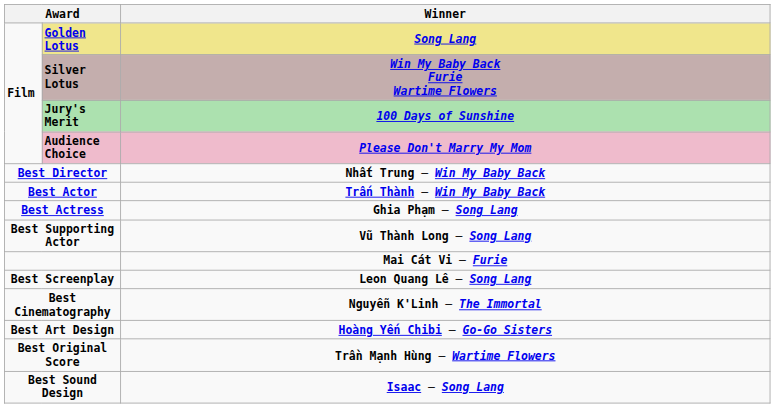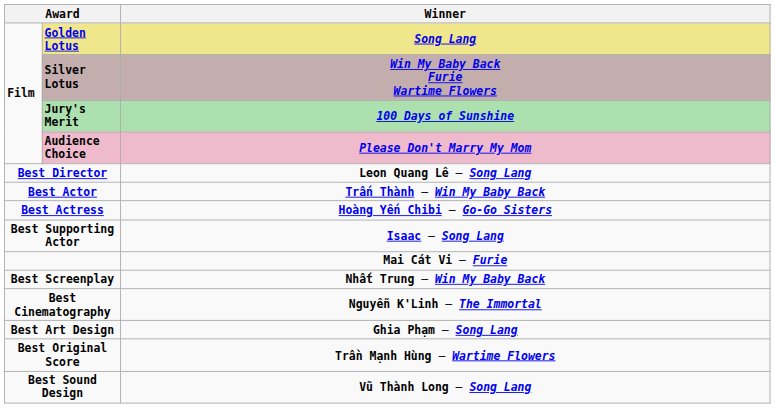(445, 173) Nhất Trung – Win My Baby Back -> (445, 173) Leon Quang Lê – Song Lang
(445, 210) Ghia Phạm – Song Lang -> (445, 210) Hoàng Yến Chibi – Go-Go Sisters
(445, 236) Vũ Thành Long – Song Lang -> (445, 236) Isaac – Song Lang
(445, 279) Leon Quang Lê – Song Lang -> (445, 279) Nhất Trung – Win My Baby Back
(445, 330) Hoàng Yến Chibi – Go-Go Sisters -> (445, 330) Ghia Phạm – Song Lang
(445, 387) Isaac – Song Lang -> (445, 387) Vũ Thành Long – Song Lang
